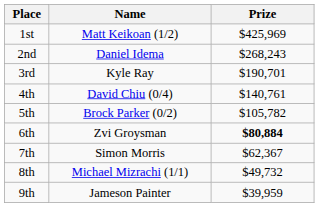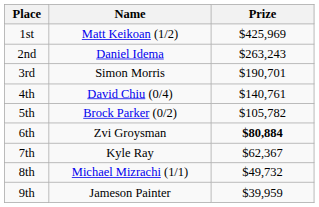(263, 53) $268,243 -> (263, 53) $263,243
(130, 73) Kyle Ray -> (130, 73) Simon Morris
(130, 152) Simon Morris -> (130, 152) Kyle Ray
